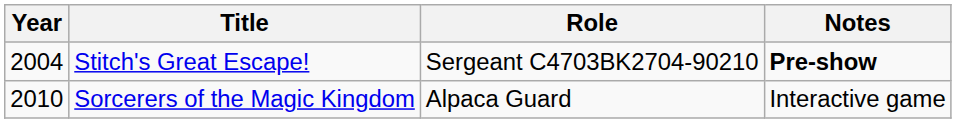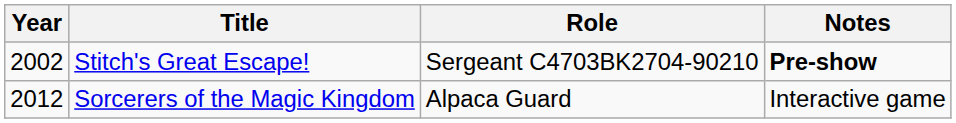(37, 61) 2004 -> (37, 61) 2002
(37, 99) 2010 -> (37, 99) 2012
